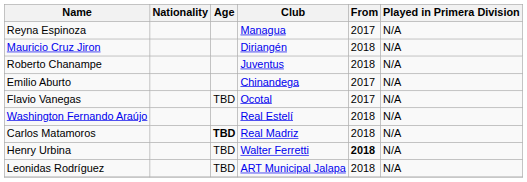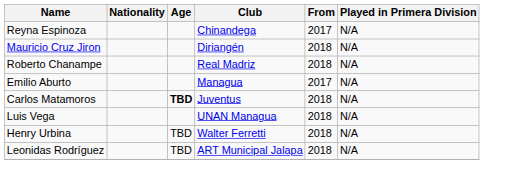(263, 30) Managua -> (227, 30) Chinandega
(262, 64) Juventus -> (226, 64) Real Madriz
(270, 82) Chinandega -> (220, 82) Managua
- row: (44, 99)
- row: (77, 116)
(269, 133) Real Madriz -> (219, 99) Juventus
+ row: (31, 116)
(363, 151) bold -> (320, 133) normal
